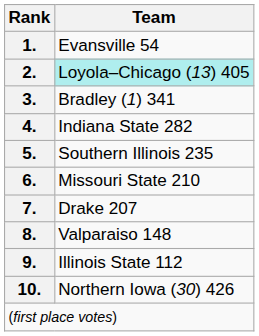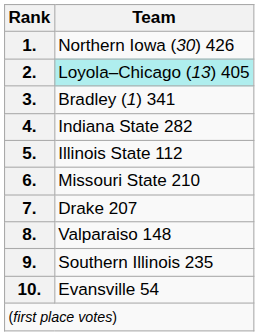(109, 45) Evansville 54 -> (146, 45) Northern Iowa (30) 426
(136, 153) Southern Illinois 235 -> (120, 153) Illinois State 112
(120, 262) Illinois State 112 -> (136, 262) Southern Illinois 235
(146, 289) Northern Iowa (30) 426 -> (109, 289) Evansville 54
